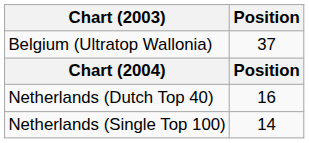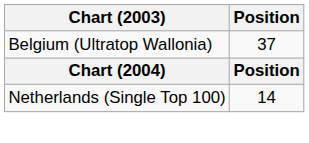- row: (111, 97)
